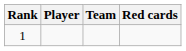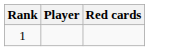- column: (101, 14)
